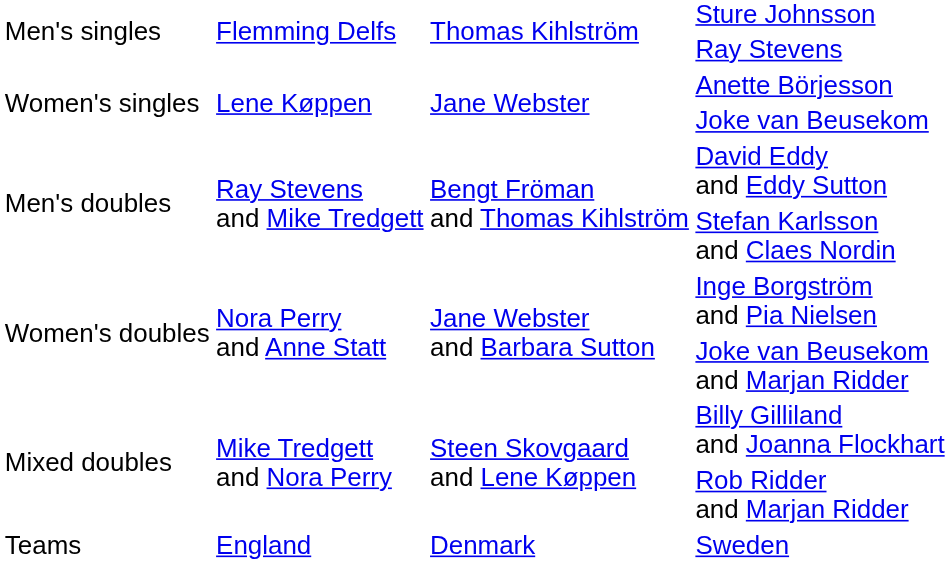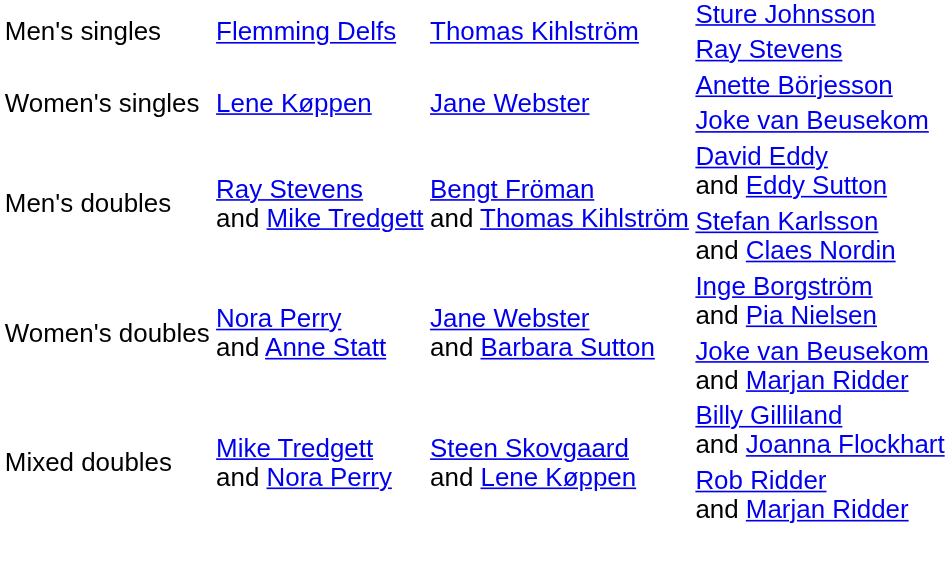- row: (742, 545)
